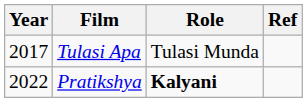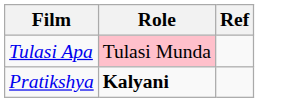- column: (29, 19)
(205, 50) no background -> (157, 50) pink background
